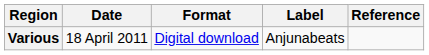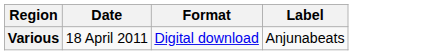- column: (386, 15)
